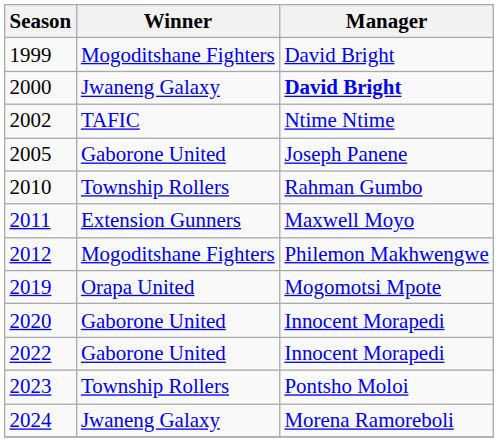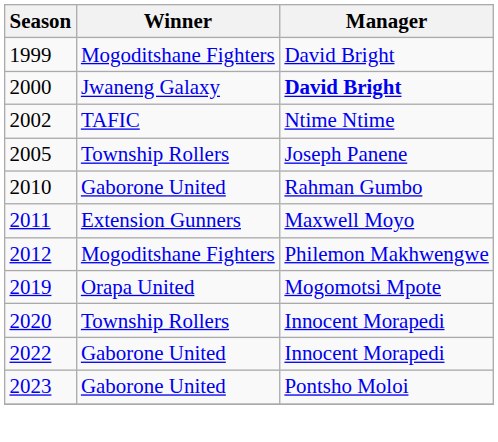(153, 154) Gaborone United -> (155, 154) Township Rollers
(155, 187) Township Rollers -> (153, 187) Gaborone United
(153, 320) Gaborone United -> (155, 320) Township Rollers
(155, 386) Township Rollers -> (153, 386) Gaborone United
- row: (30, 420)
